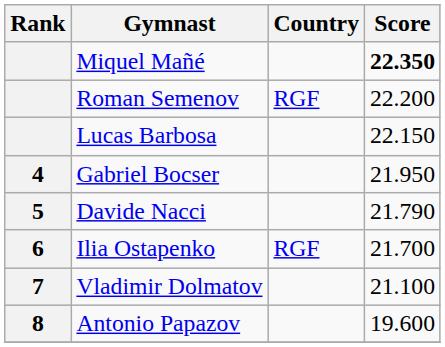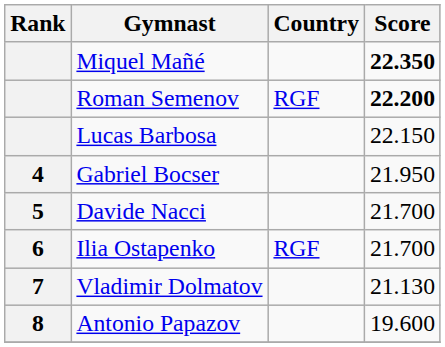(402, 98) normal -> (402, 98) bold
(402, 211) 21.790 -> (402, 211) 21.700
(402, 286) 21.100 -> (402, 286) 21.130
